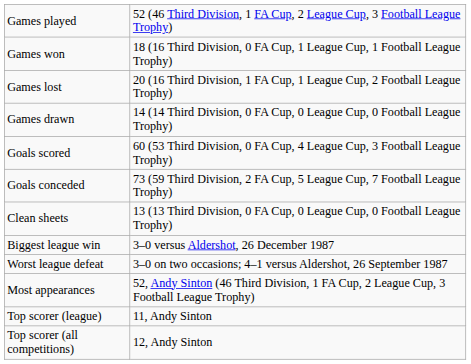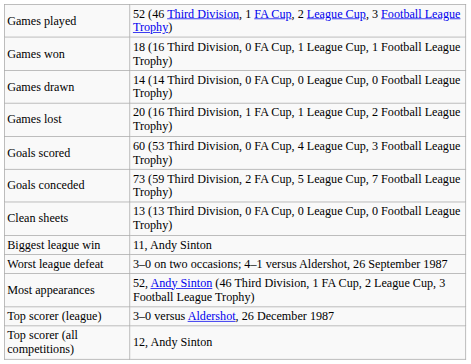rows swapped: (41, 119) <-> (34, 86)
(234, 244) 3–0 versus Aldershot, 26 December 1987 -> (172, 244) 11, Andy Sinton
(172, 316) 11, Andy Sinton -> (234, 316) 3–0 versus Aldershot, 26 December 1987
